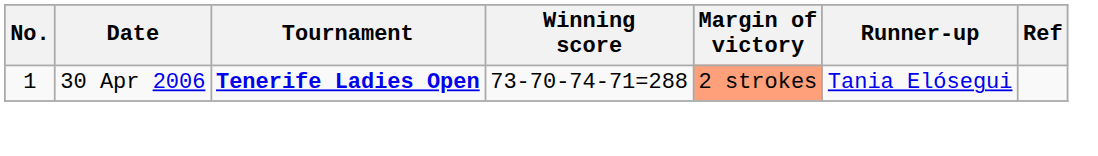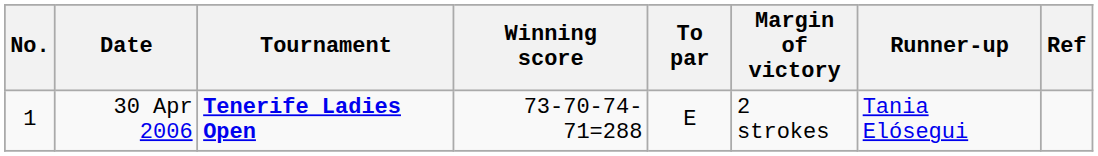+ column: (690, 48)
(758, 83) lightsalmon background -> (783, 121) no background
